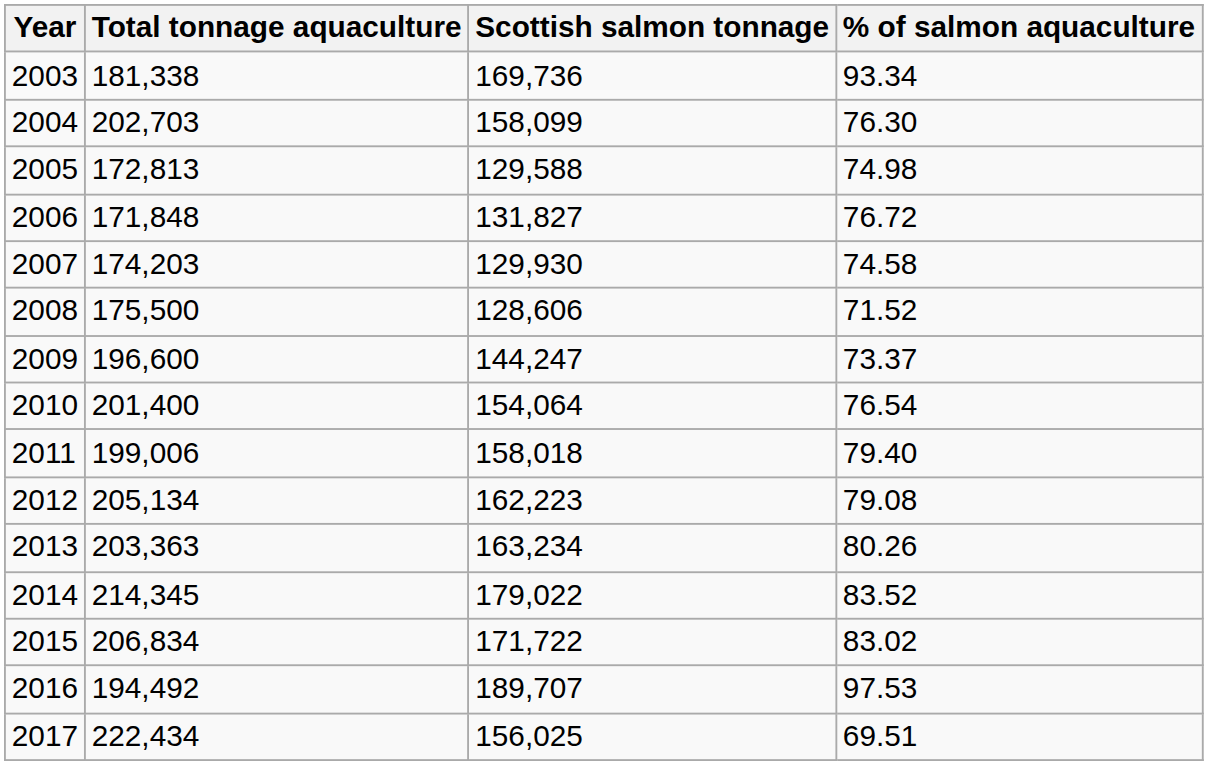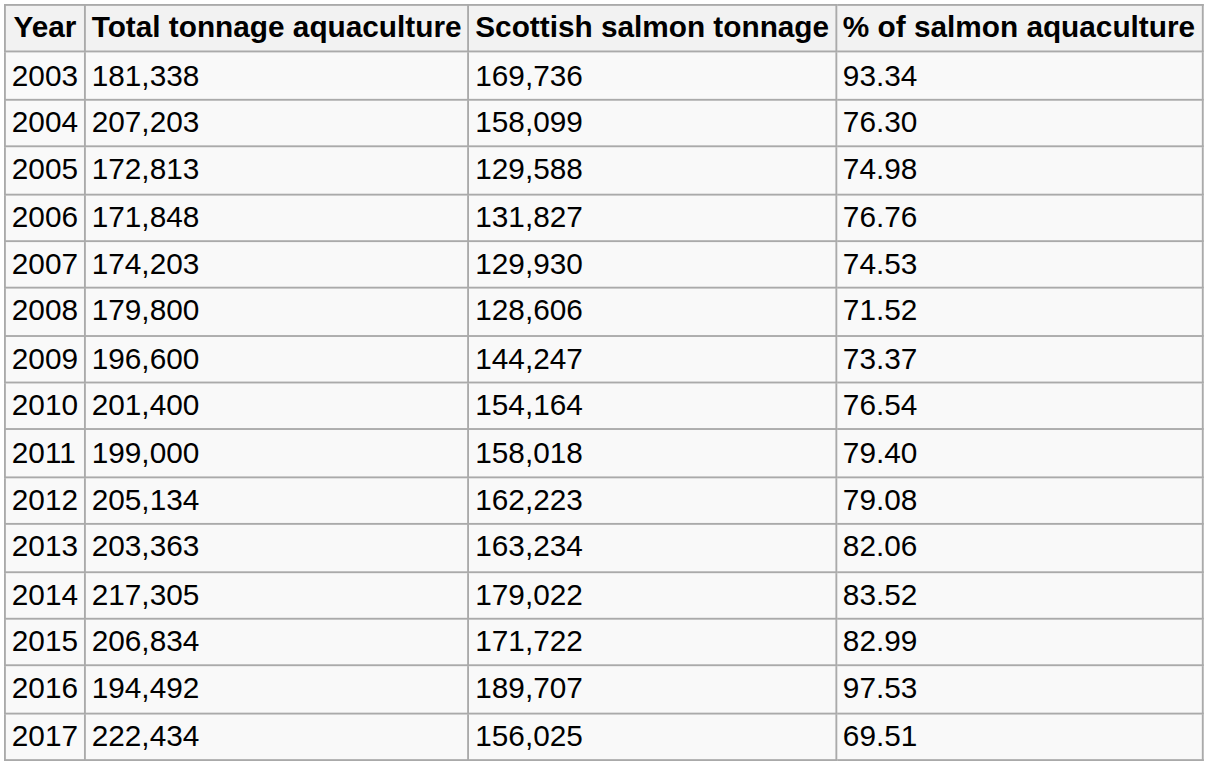(146, 122) 202,703 -> (146, 122) 207,203
(880, 216) 76.72 -> (880, 216) 76.76
(880, 264) 74.58 -> (880, 264) 74.53
(146, 311) 175,500 -> (146, 311) 179,800
(529, 405) 154,064 -> (529, 405) 154,164
(146, 452) 199,006 -> (146, 452) 199,000
(880, 547) 80.26 -> (880, 547) 82.06
(146, 594) 214,345 -> (146, 594) 217,305
(880, 641) 83.02 -> (880, 641) 82.99
